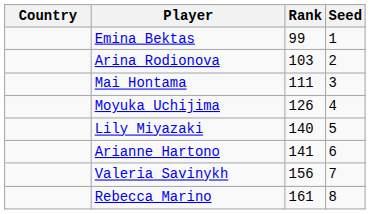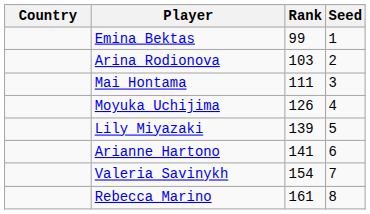(301, 129) 140 -> (301, 129) 139
(301, 175) 156 -> (301, 175) 154
